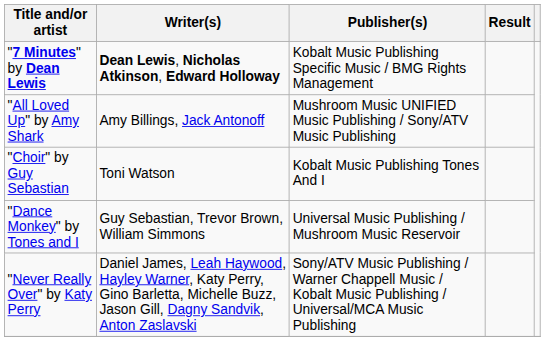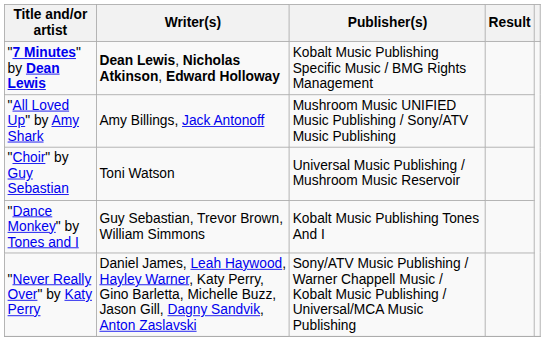(386, 173) Kobalt Music Publishing Tones And I -> (379, 173) Universal Music Publishing / Mushroom Music Reservoir
(379, 226) Universal Music Publishing / Mushroom Music Reservoir -> (386, 226) Kobalt Music Publishing Tones And I
